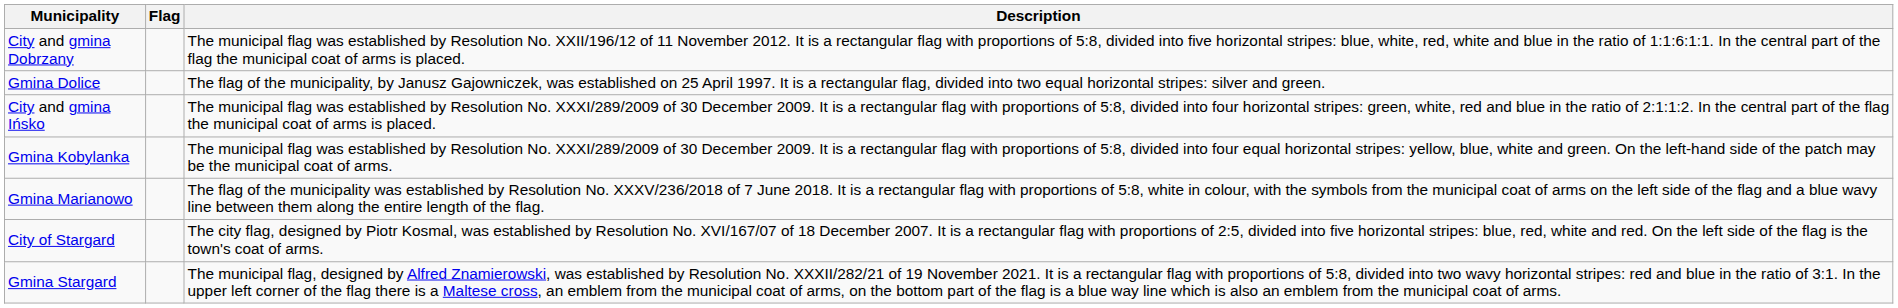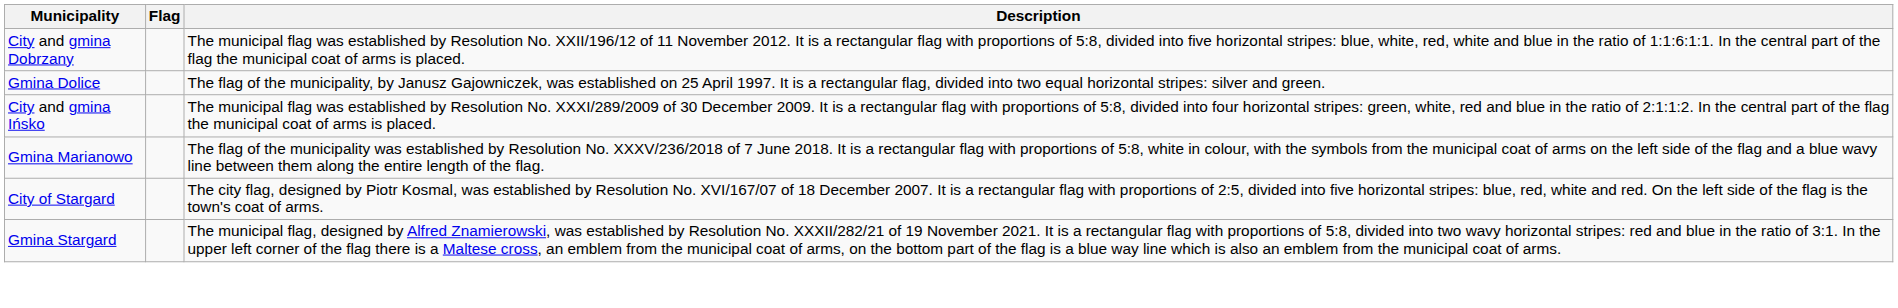- row: (69, 157)
